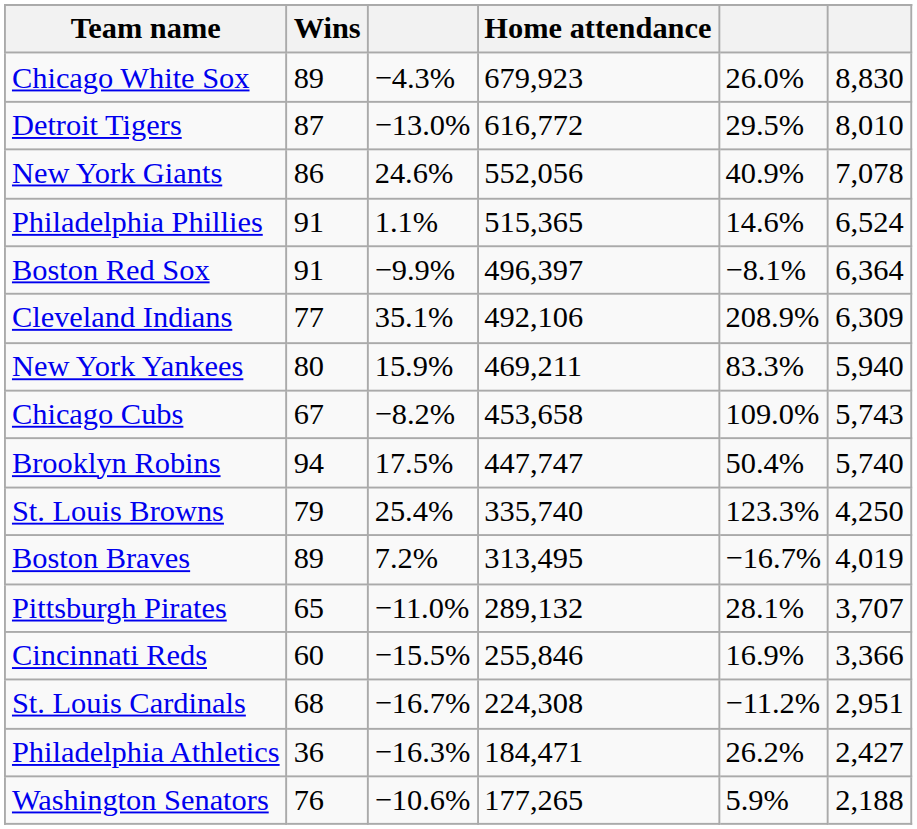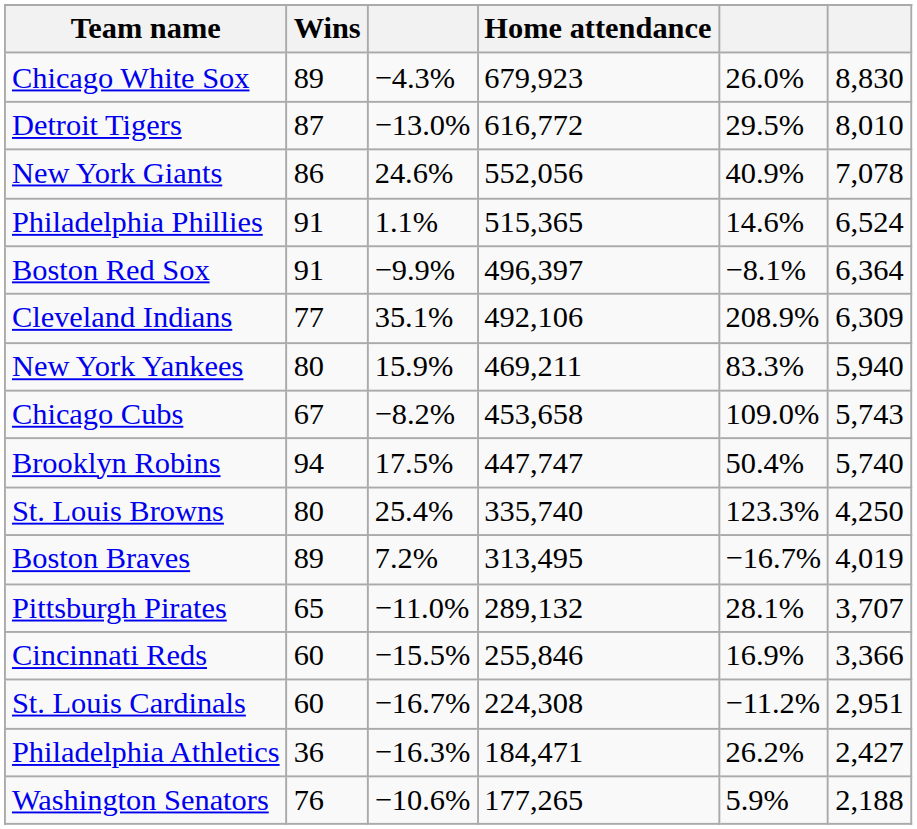(309, 510) 79 -> (309, 510) 80
(309, 703) 68 -> (309, 703) 60
